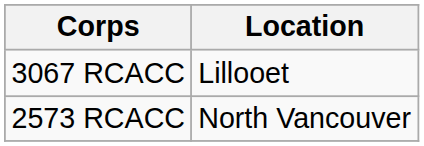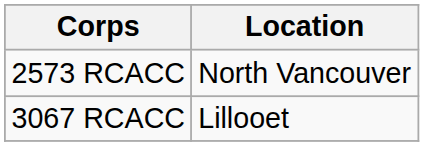rows swapped: (98, 118) <-> (98, 72)
